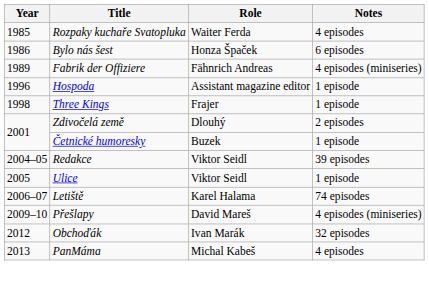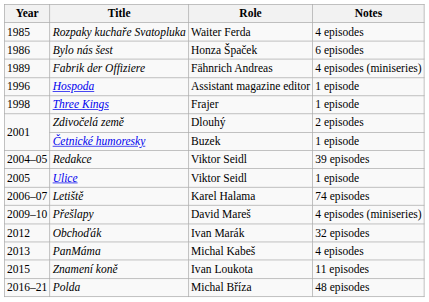+ row: (85, 269)
+ row: (66, 287)
